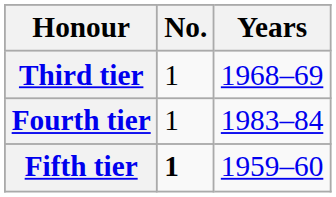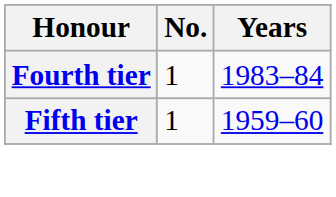- row: (81, 74)
(172, 167) bold -> (172, 120) normal
